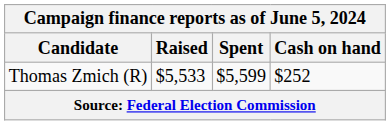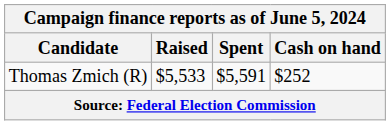(241, 76) $5,599 -> (241, 76) $5,591
